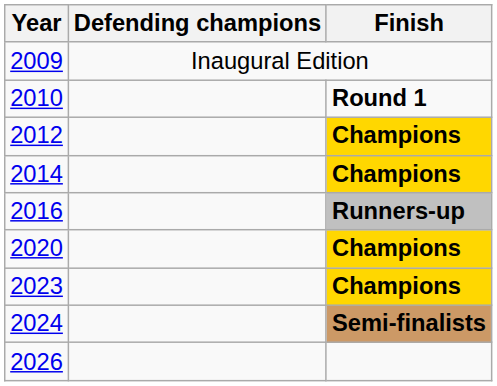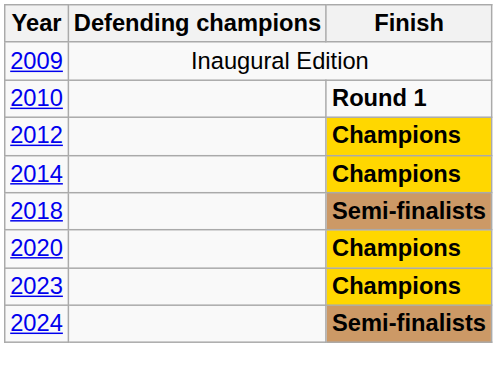- row: (37, 211)
+ row: (37, 211)
- row: (37, 361)
